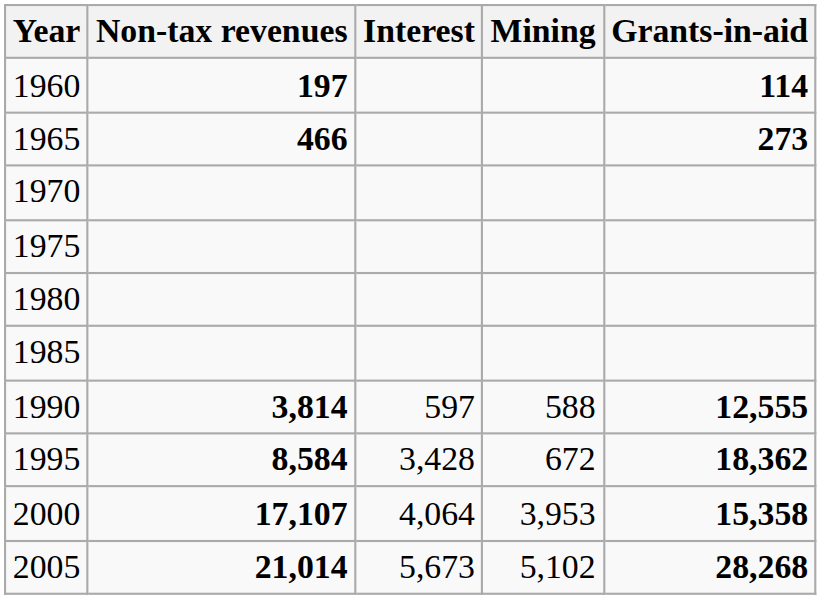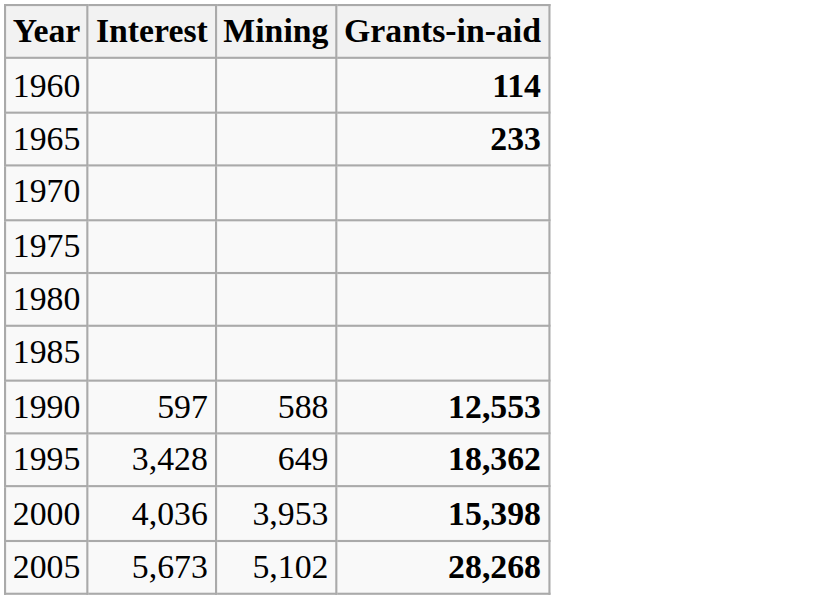- column: (222, 31)
(783, 138) 273 -> (516, 138) 233
(762, 406) 12,555 -> (495, 406) 12,553
(570, 459) 672 -> (303, 459) 649
(437, 513) 4,064 -> (170, 513) 4,036
(762, 513) 15,358 -> (495, 513) 15,398
